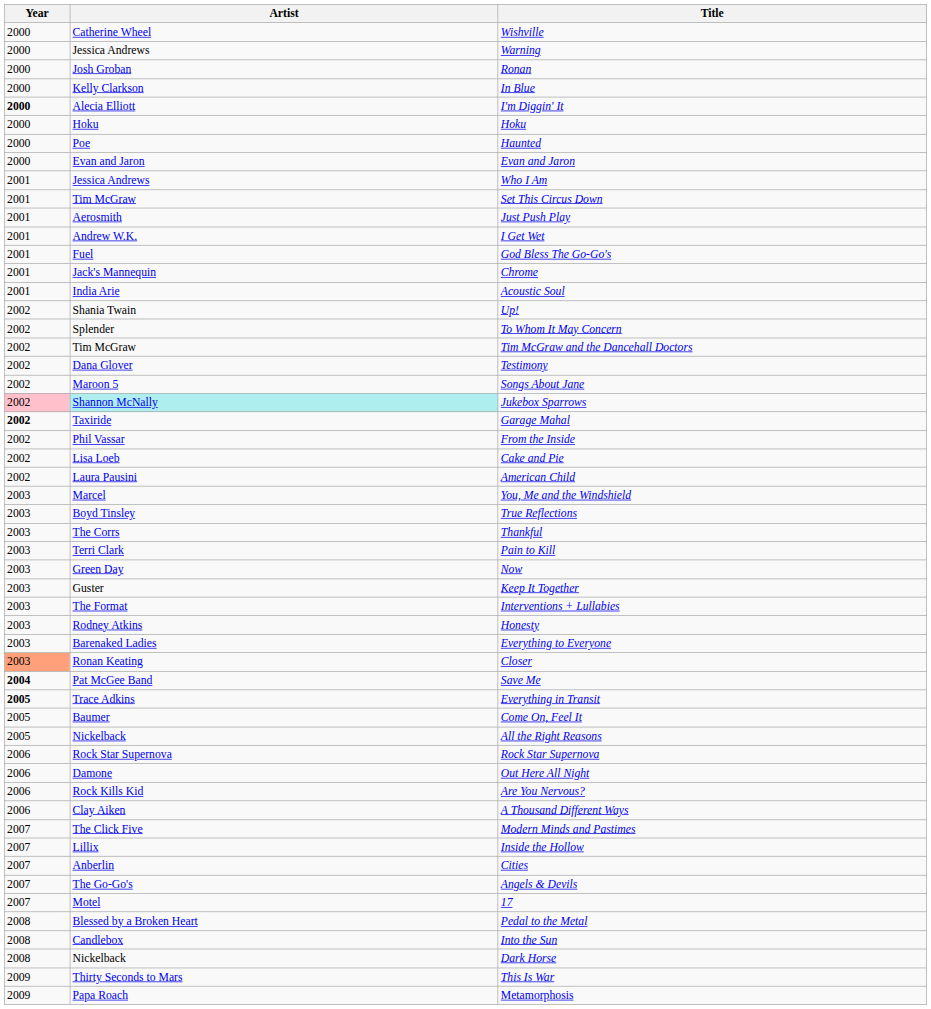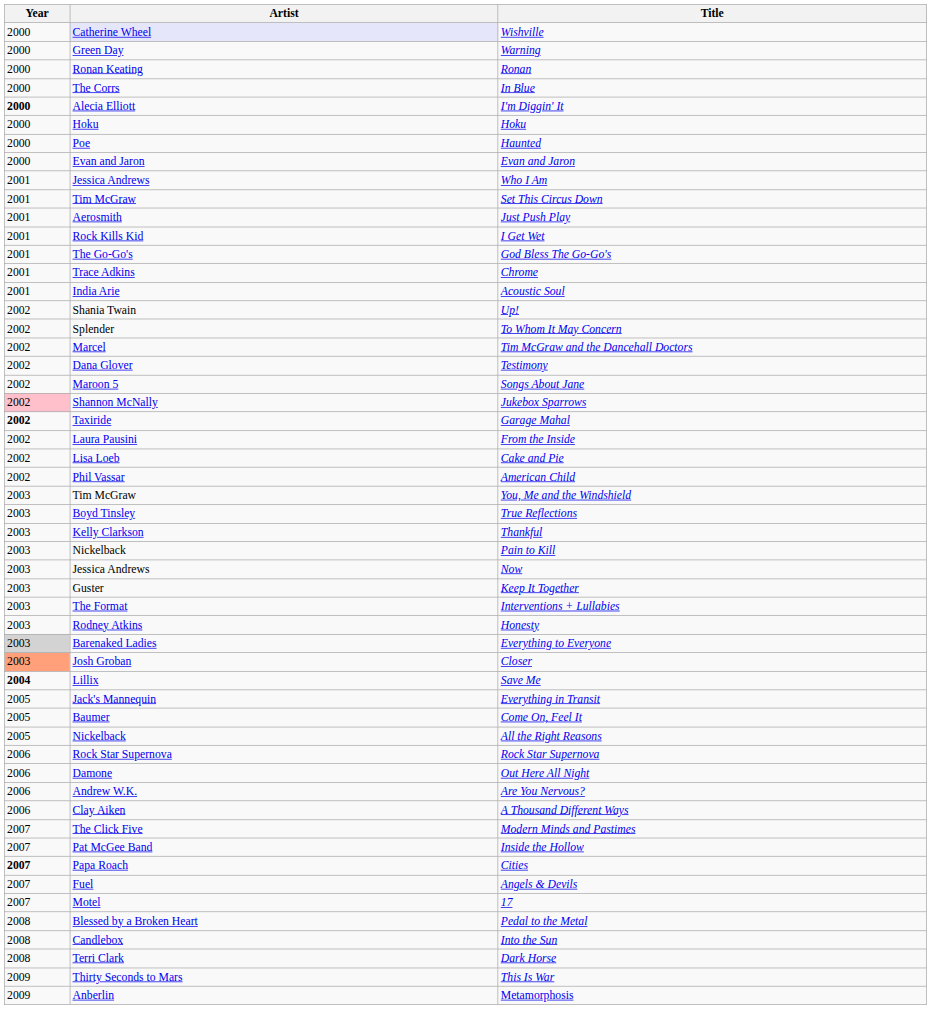(112, 32) no background -> (112, 32) lavender background
(111, 50) Jessica Andrews -> (98, 50) Green Day
(102, 69) Josh Groban -> (108, 69) Ronan Keating
(108, 87) Kelly Clarkson -> (96, 87) The Corrs
(105, 236) Andrew W.K. -> (108, 236) Rock Kills Kid
(83, 254) Fuel -> (103, 254) The Go-Go's
(114, 273) Jack's Mannequin -> (104, 273) Trace Adkins
(104, 347) Tim McGraw -> (89, 347) Marcel
(115, 402) paleturquoise background -> (115, 402) no background
(99, 439) Phil Vassar -> (105, 439) Laura Pausini
(105, 476) Laura Pausini -> (99, 476) Phil Vassar
(89, 495) Marcel -> (104, 495) Tim McGraw
(96, 532) The Corrs -> (108, 532) Kelly Clarkson
(98, 550) Terri Clark -> (99, 550) Nickelback
(98, 569) Green Day -> (111, 569) Jessica Andrews
(19, 643) no background -> (19, 643) lightgrey background
(108, 662) Ronan Keating -> (102, 662) Josh Groban
(112, 680) Pat McGee Band -> (86, 680) Lillix
(19, 699) bold -> (19, 699) normal
(104, 699) Trace Adkins -> (114, 699) Jack's Mannequin
(108, 791) Rock Kills Kid -> (105, 791) Andrew W.K.
(86, 847) Lillix -> (112, 847) Pat McGee Band
(19, 865) normal -> (19, 865) bold
(93, 865) Anberlin -> (100, 865) Papa Roach
(103, 884) The Go-Go's -> (83, 884) Fuel
(99, 958) Nickelback -> (98, 958) Terri Clark
(100, 995) Papa Roach -> (93, 995) Anberlin
